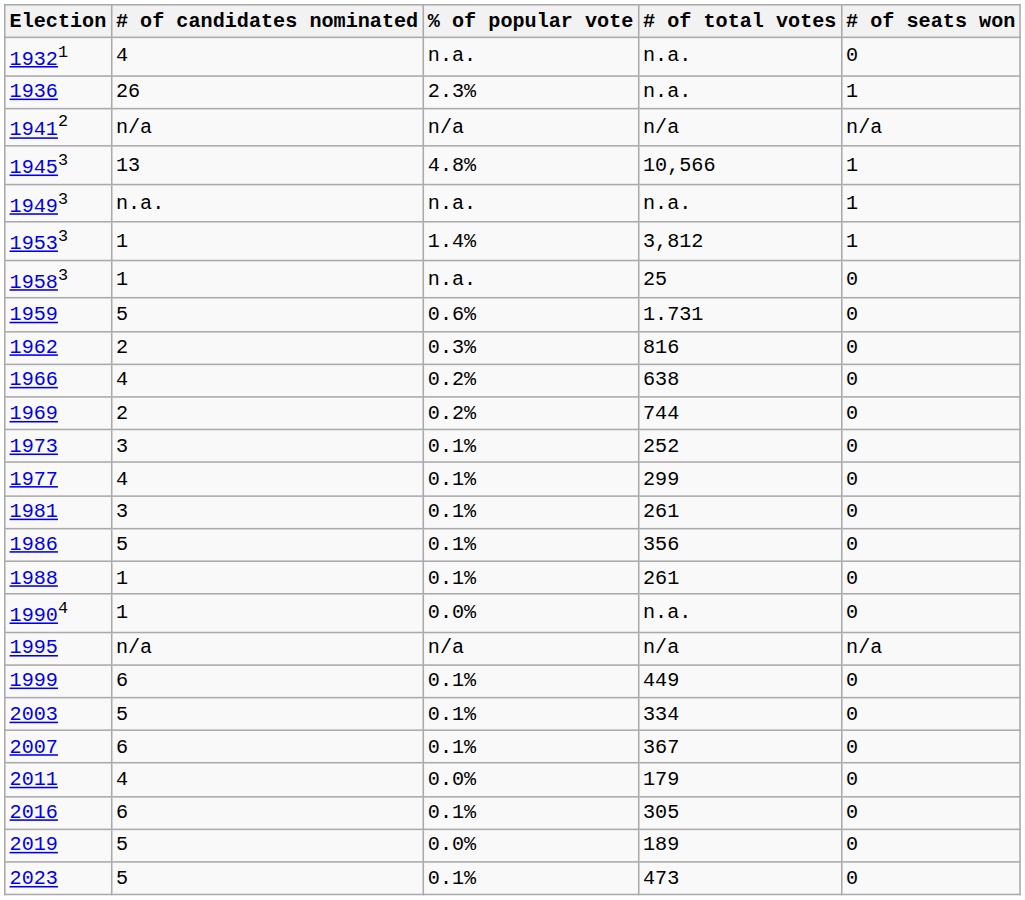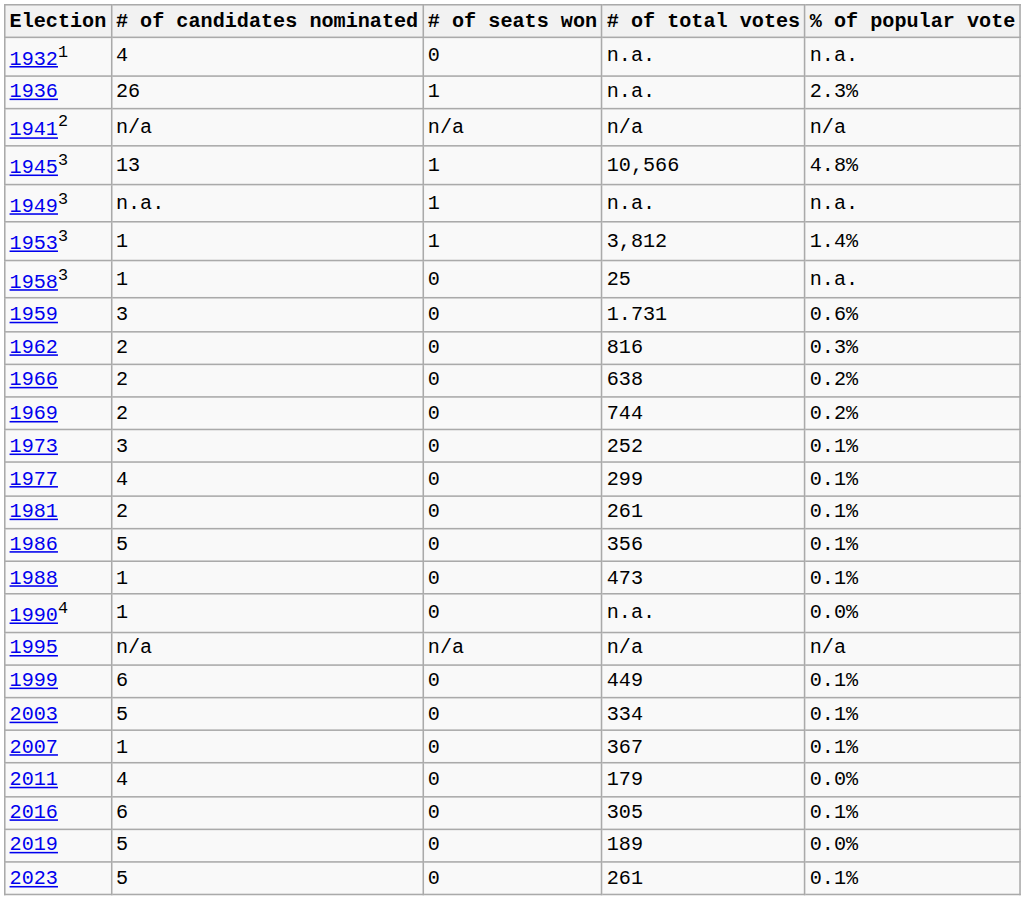columns swapped: (931, 21) <-> (531, 21)
(122, 315) 5 -> (122, 315) 3
(122, 381) 4 -> (122, 381) 2
(122, 512) 3 -> (122, 512) 2
(661, 578) 261 -> (625, 578) 473
(122, 747) 6 -> (122, 747) 1
(661, 878) 473 -> (625, 878) 261
